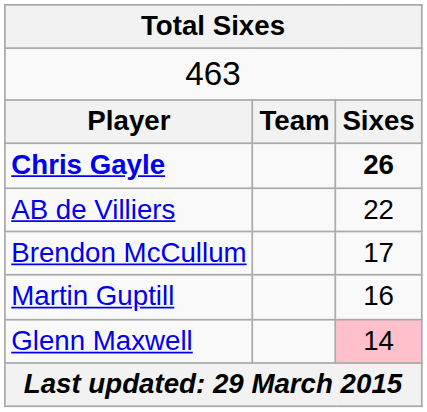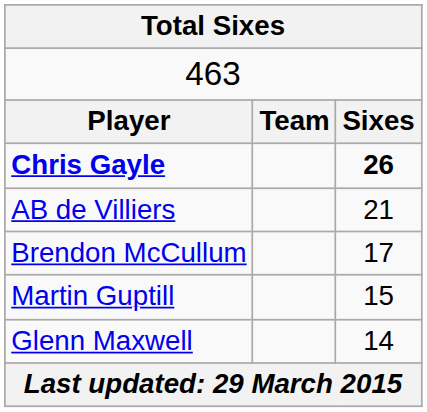(379, 208) 22 -> (379, 208) 21
(379, 296) 16 -> (379, 296) 15
(379, 340) pink background -> (379, 340) no background
